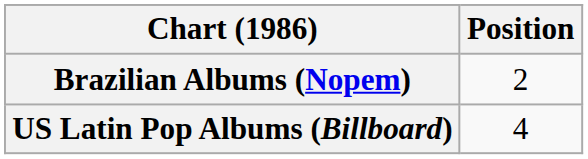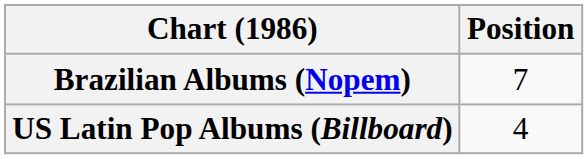(521, 78) 2 -> (521, 78) 7
